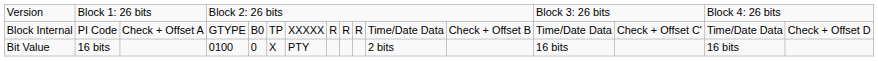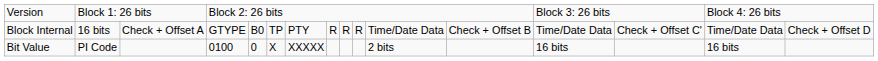(97, 30) PI Code -> (94, 30) 16 bits
(306, 30) XXXXX -> (299, 30) PTY
(94, 47) 16 bits -> (97, 47) PI Code
(299, 47) PTY -> (306, 47) XXXXX
